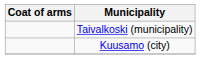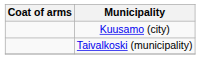rows swapped: (135, 46) <-> (135, 30)
